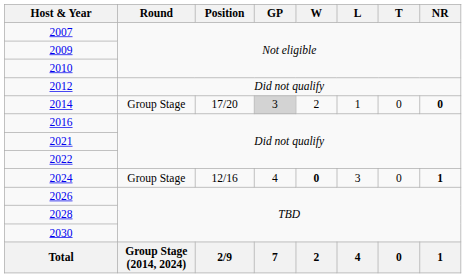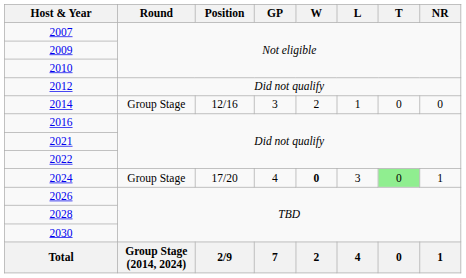(225, 104) 17/20 -> (225, 104) 12/16
(275, 104) lightgrey background -> (275, 104) no background
(440, 104) bold -> (440, 104) normal
(225, 178) 12/16 -> (225, 178) 17/20
(399, 178) no background -> (399, 178) lightgreen background
(440, 178) bold -> (440, 178) normal
